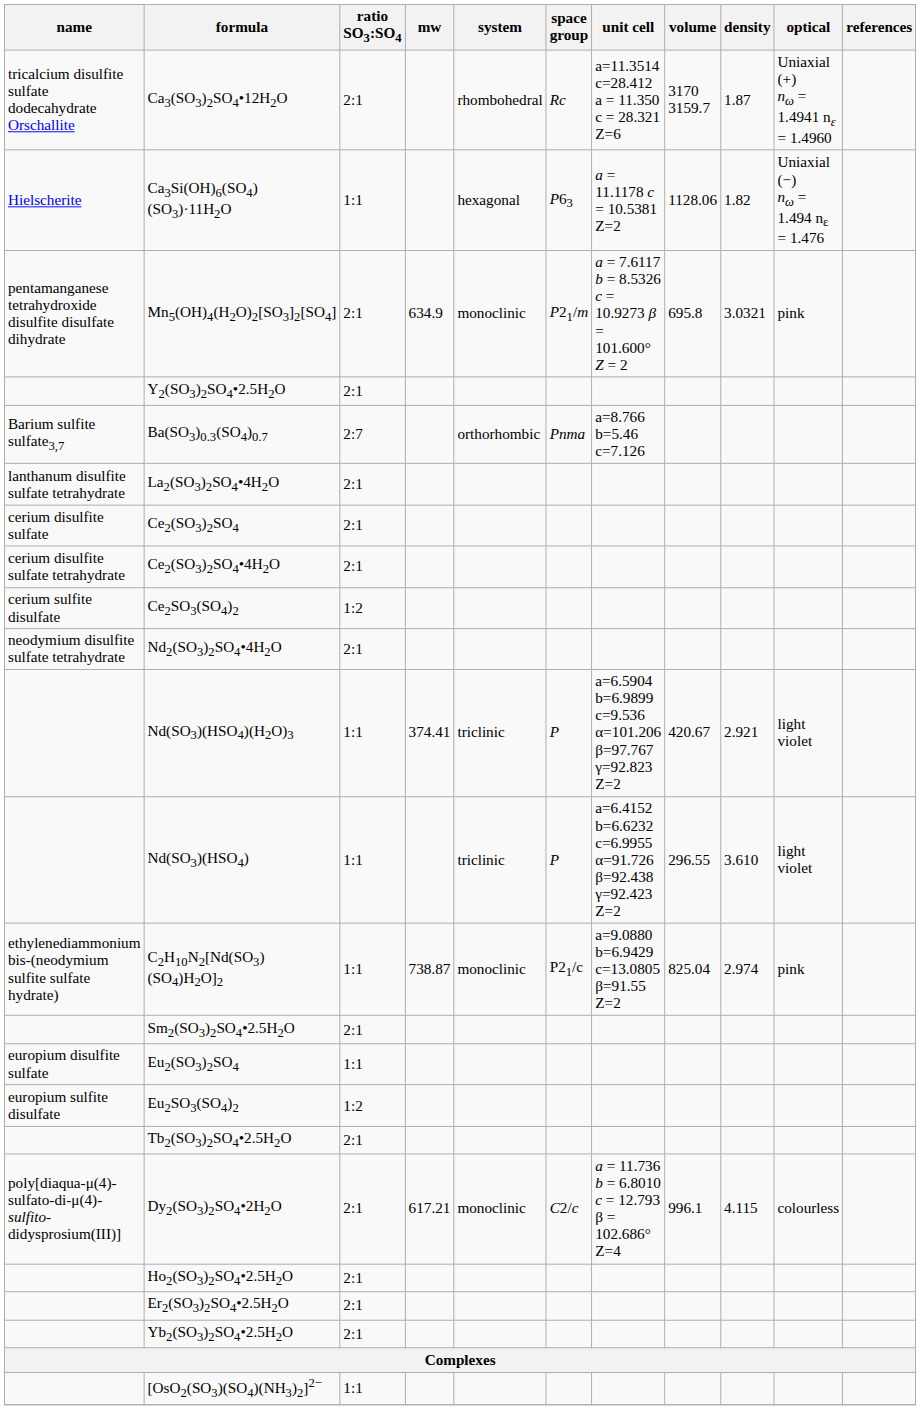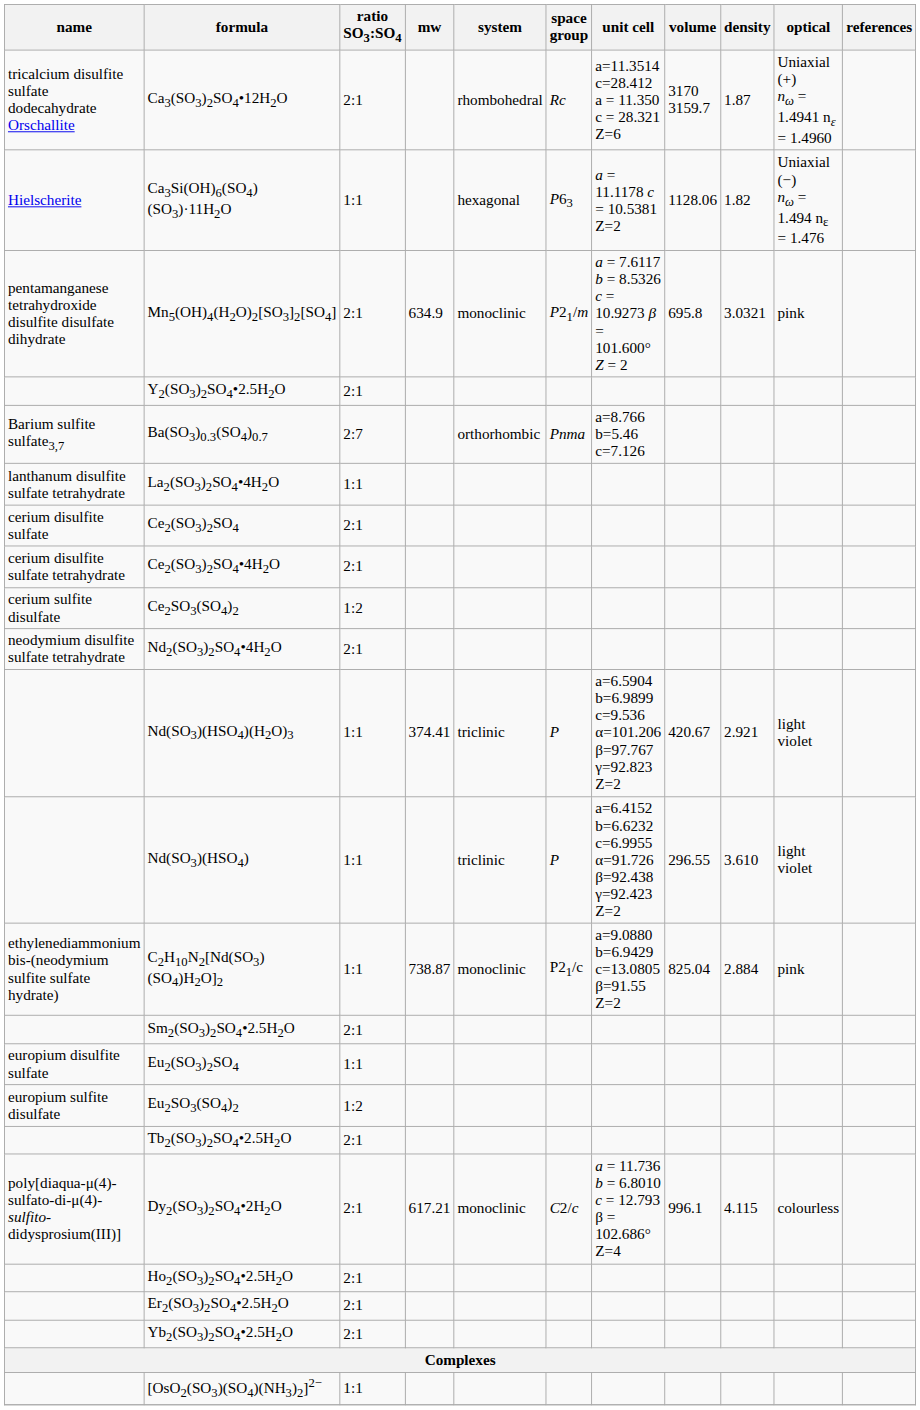(353, 484) 2:1 -> (353, 484) 1:1
(741, 969) 2.974 -> (741, 969) 2.884
